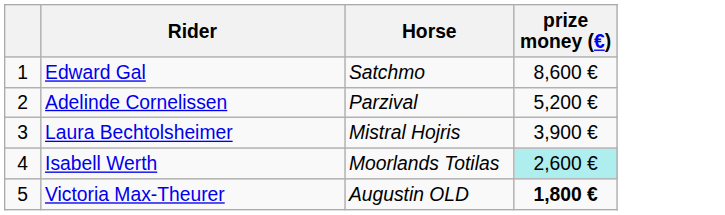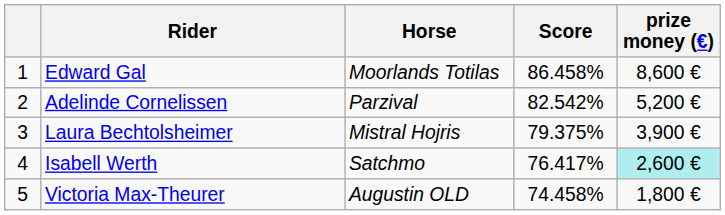+ column: (566, 31)
(387, 72) Satchmo -> (424, 72) Moorlands Totilas
(424, 164) Moorlands Totilas -> (387, 164) Satchmo
(566, 194) bold -> (668, 194) normal
